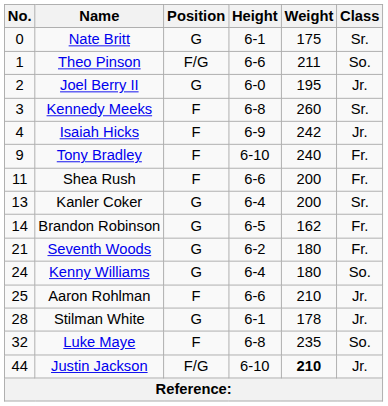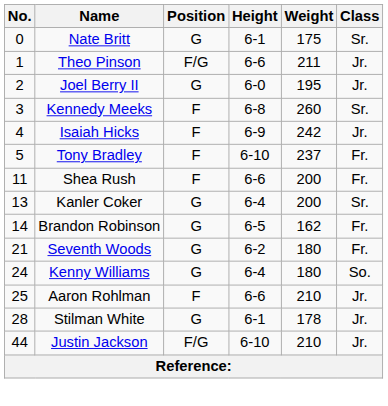(360, 62) So. -> (360, 62) Jr.
(20, 156) 9 -> (20, 156) 5
(309, 156) 240 -> (309, 156) 237
- row: (99, 343)
(309, 366) bold -> (309, 343) normal
